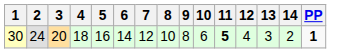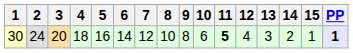+ column: (312, 15)
(313, 37) no background -> (335, 37) lavender background
